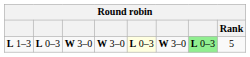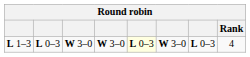(203, 44) lightgreen background -> (203, 44) no background
(232, 44) 5 -> (232, 44) 4
